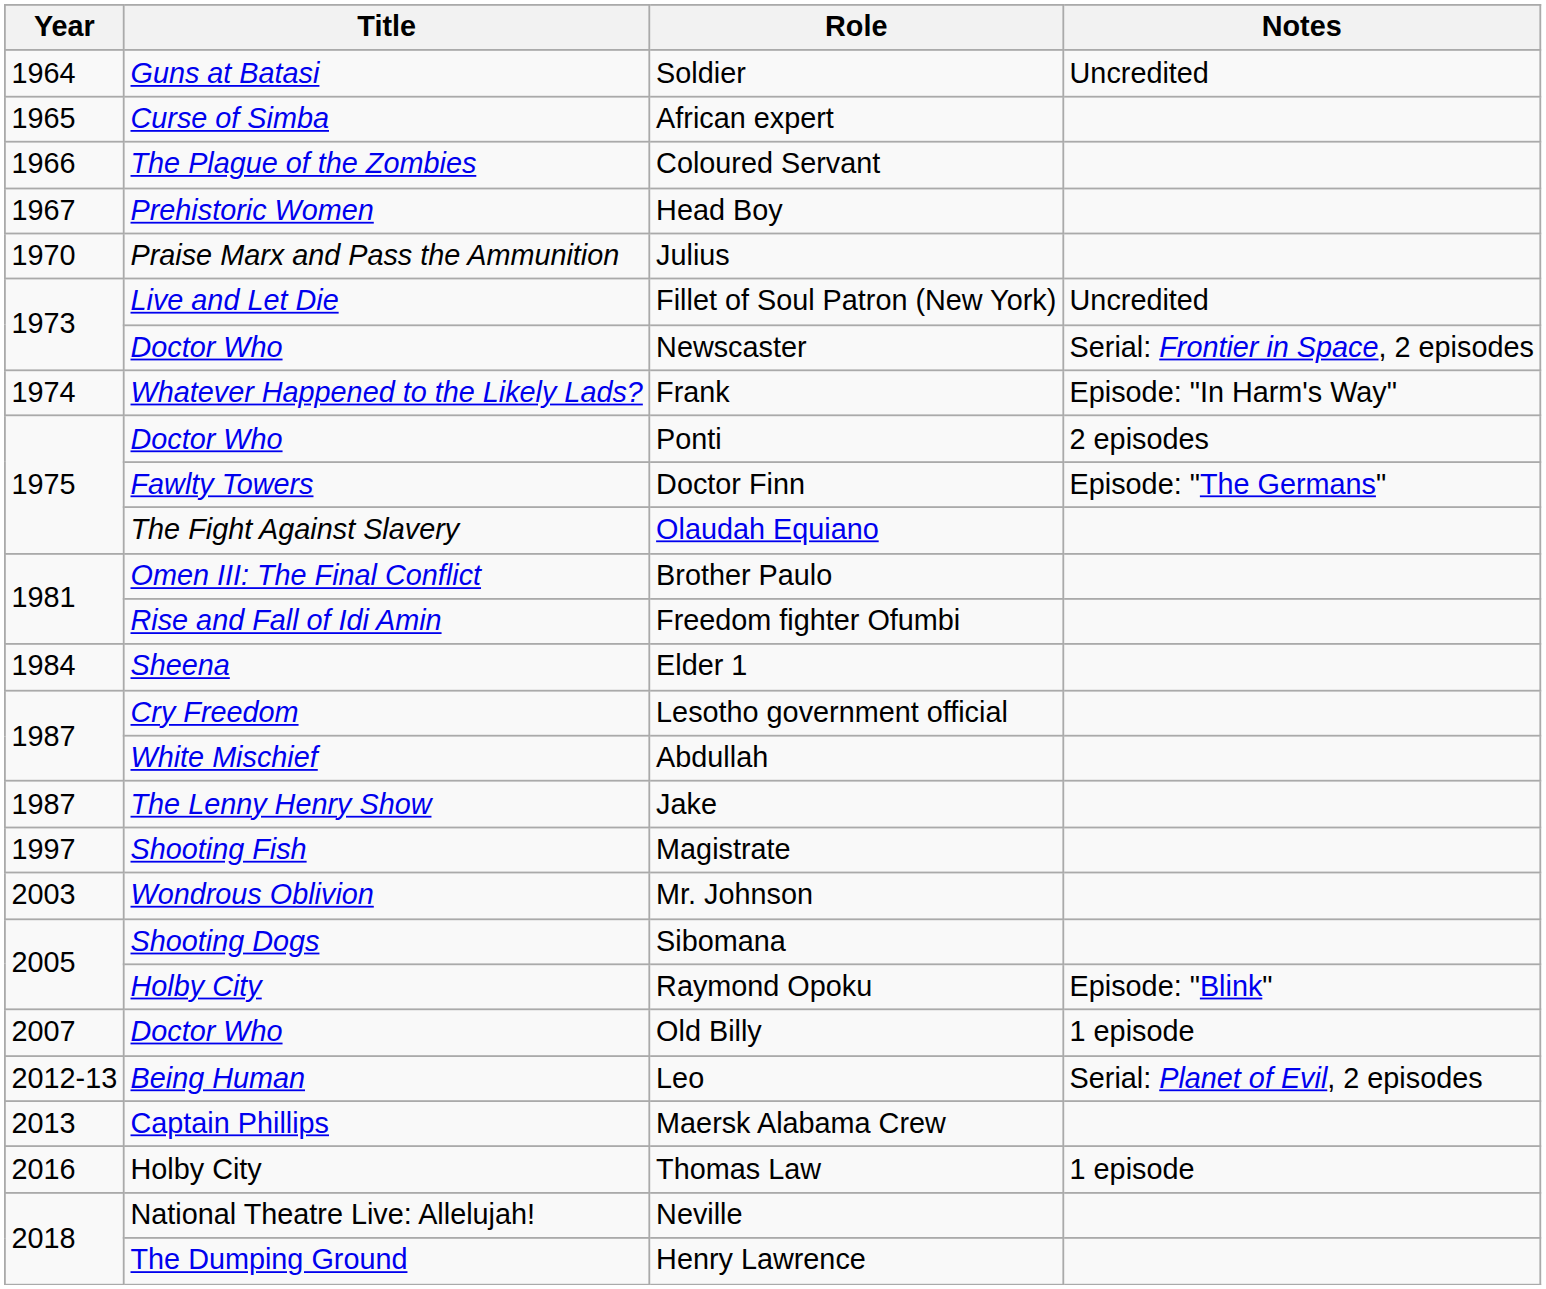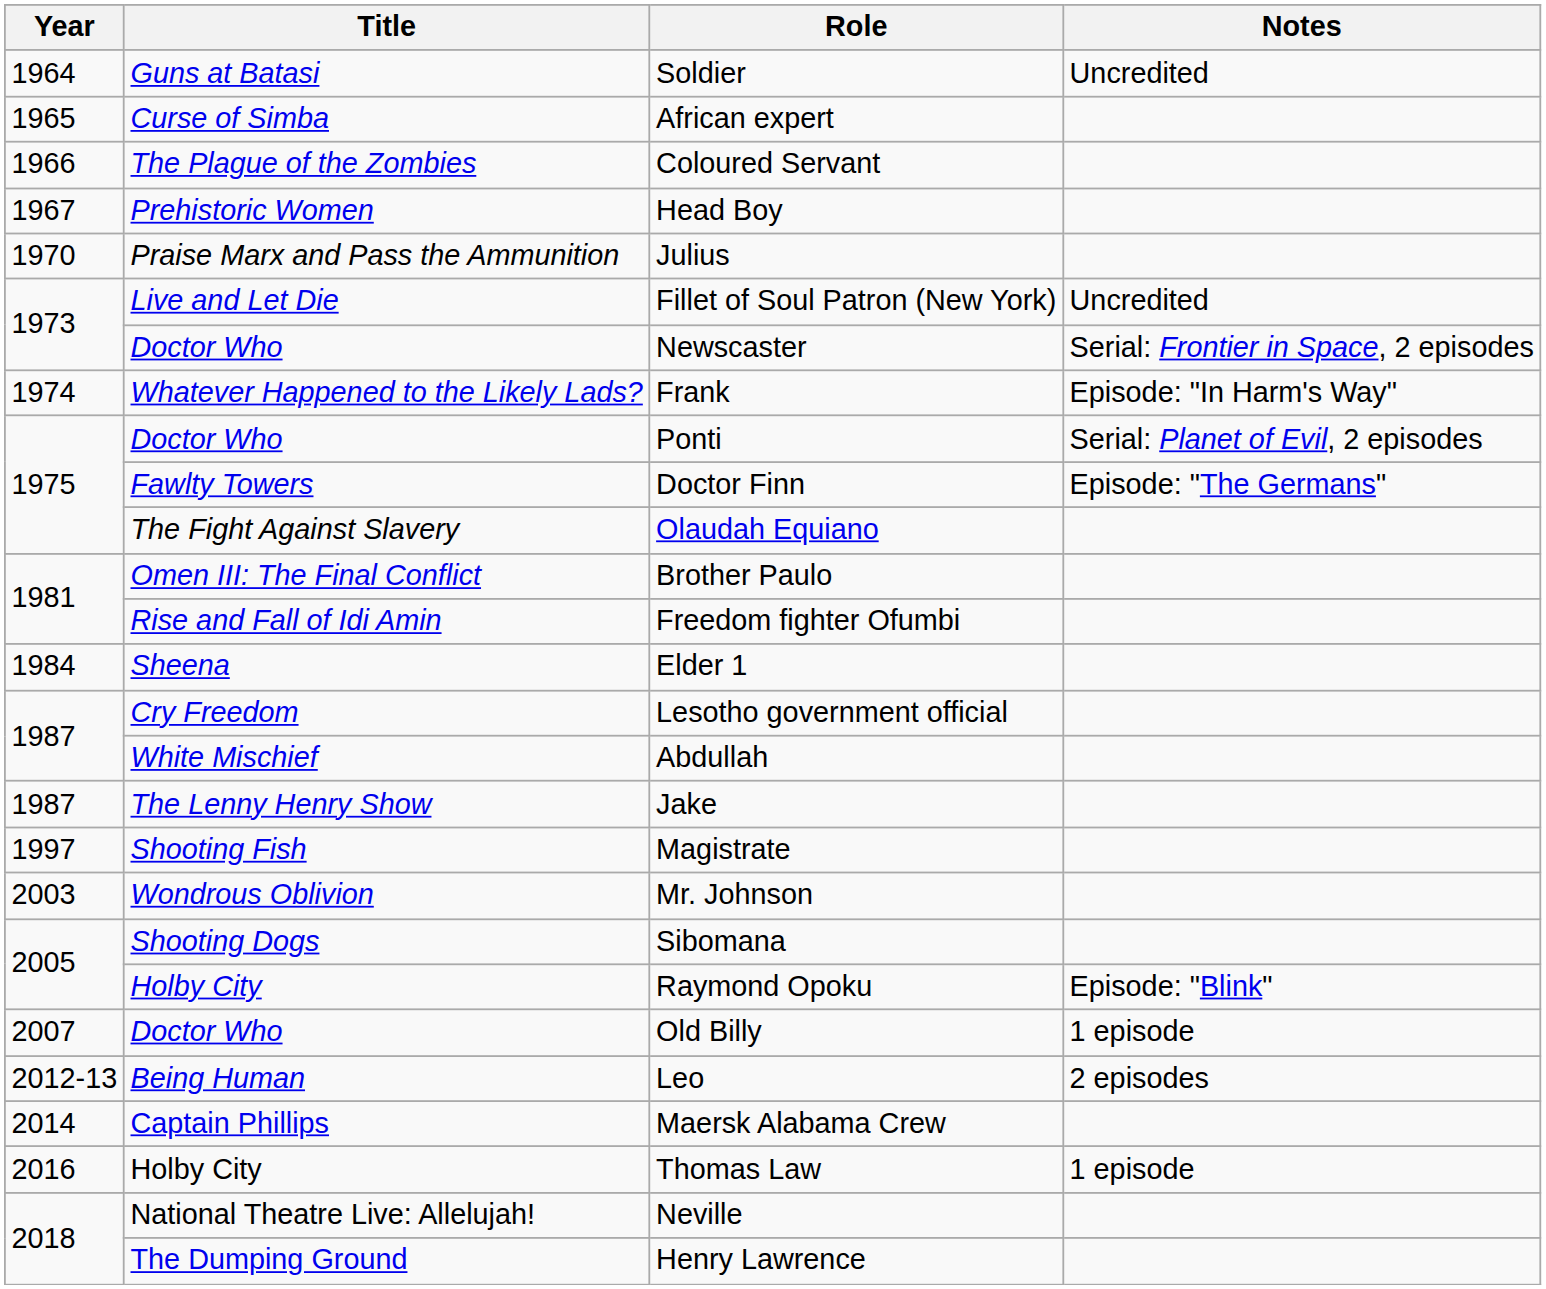(1139, 438) 2 episodes -> (1276, 438) Serial: Planet of Evil, 2 episodes
(1276, 1077) Serial: Planet of Evil, 2 episodes -> (1139, 1077) 2 episodes
(44, 1123) 2013 -> (44, 1123) 2014
